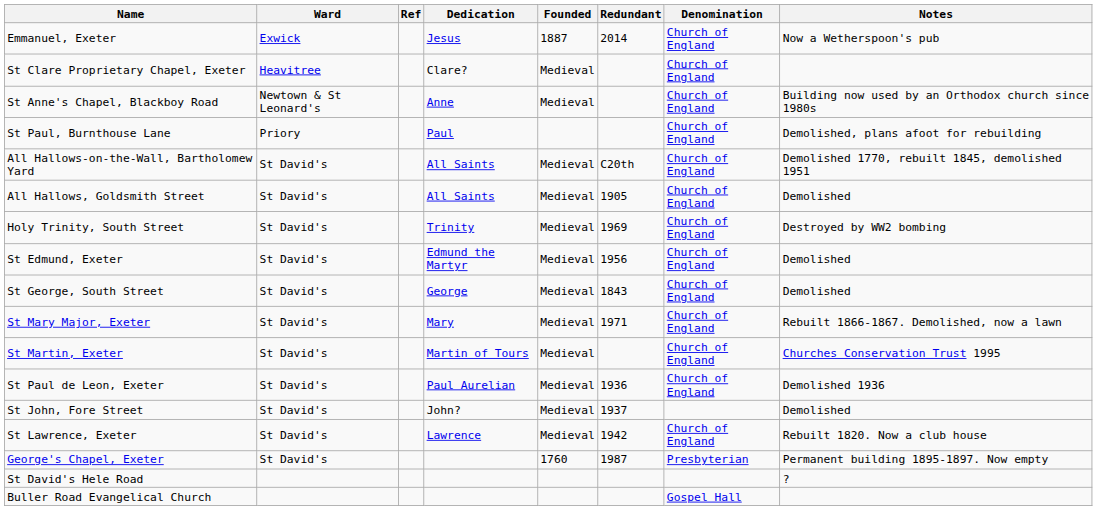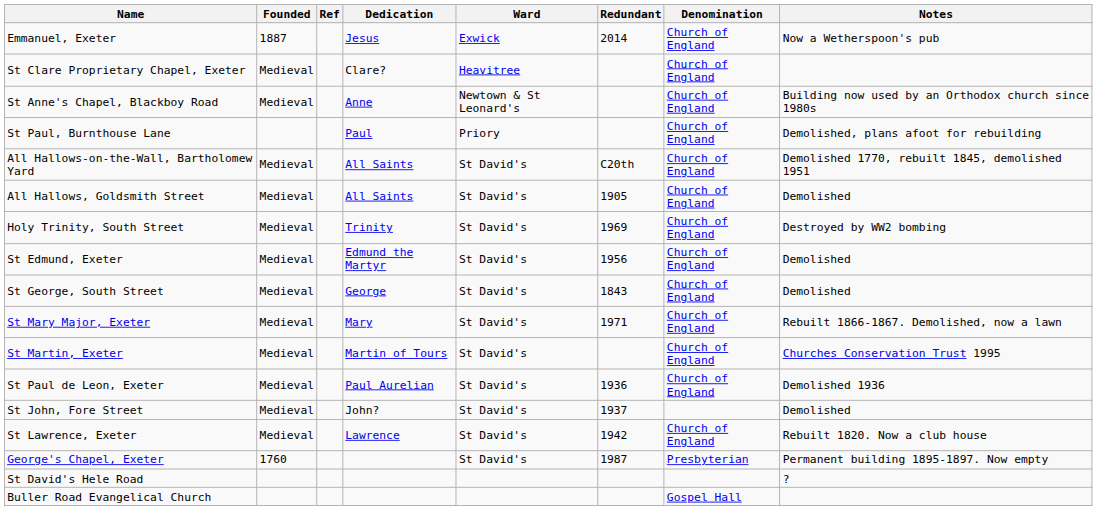columns swapped: (328, 14) <-> (568, 14)
